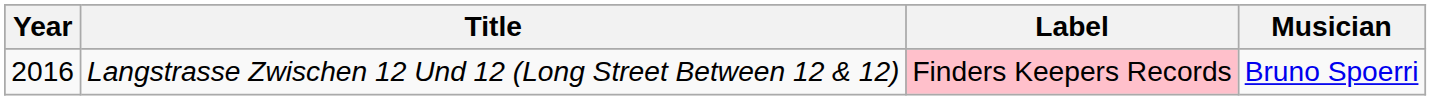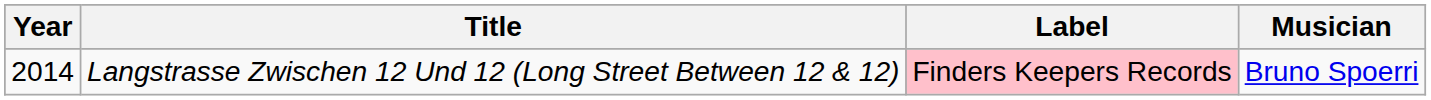(43, 71) 2016 -> (43, 71) 2014
